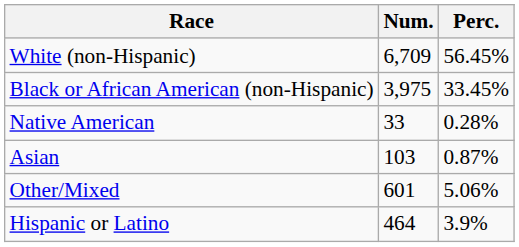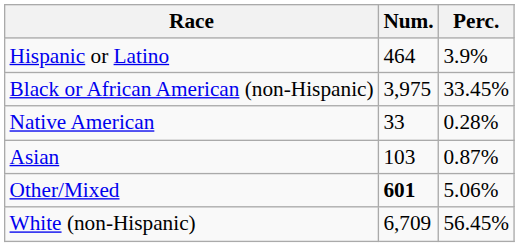rows swapped: (103, 55) <-> (89, 223)
(399, 190) normal -> (399, 190) bold
